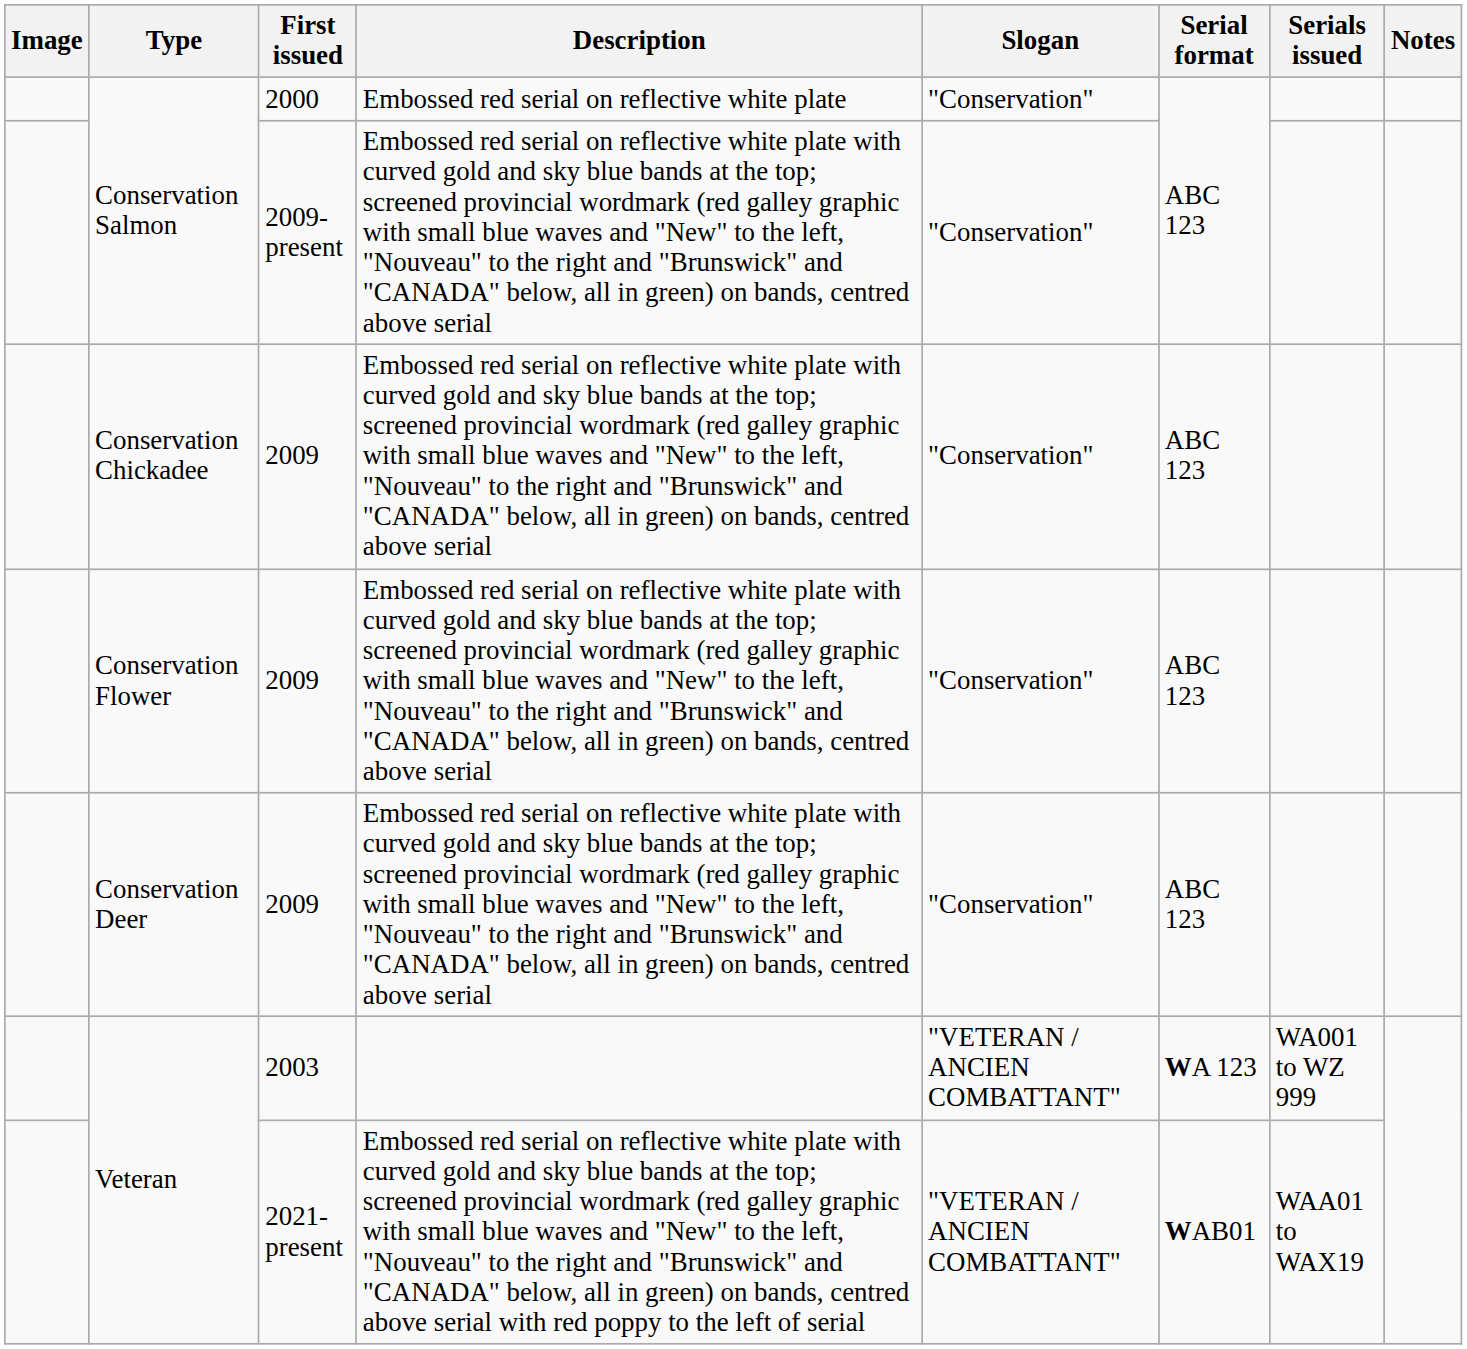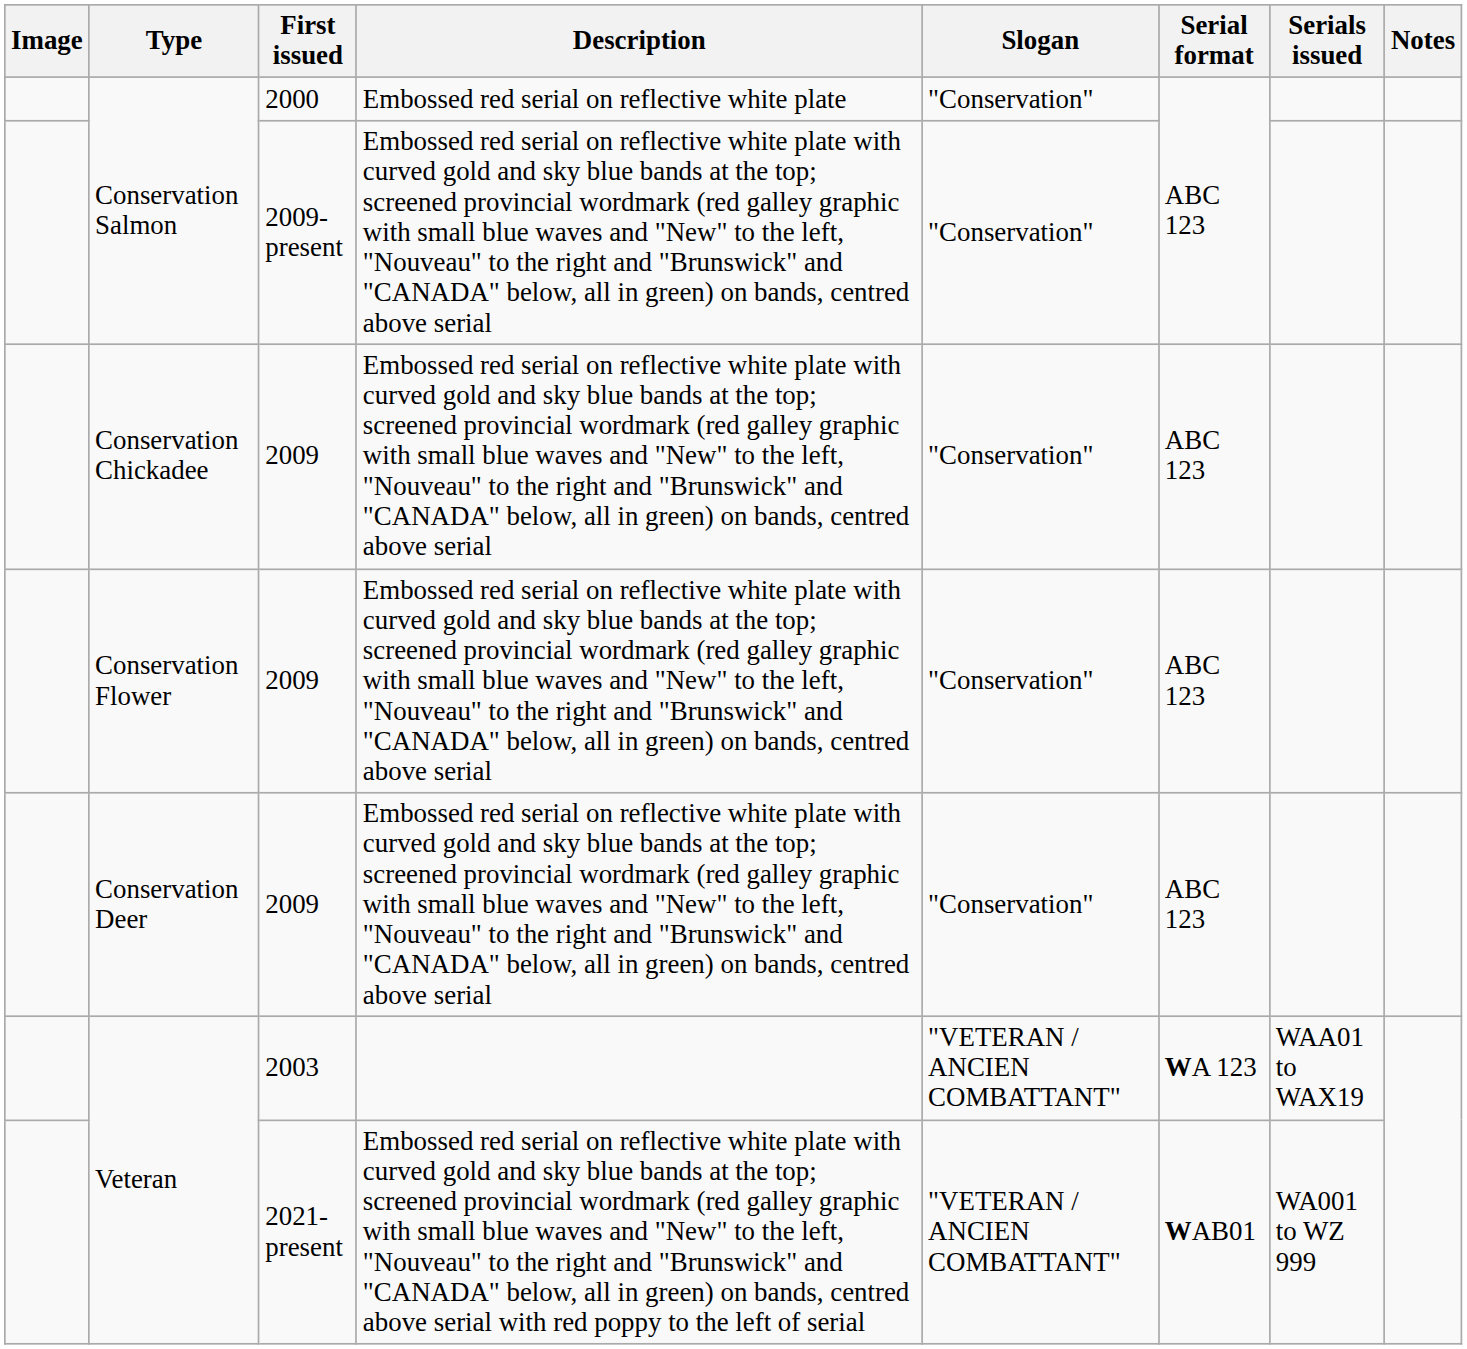(1317, 1067) WA001 to WZ 999 -> (1320, 1067) WAA01 to WAX19
(1320, 1231) WAA01 to WAX19 -> (1317, 1231) WA001 to WZ 999
